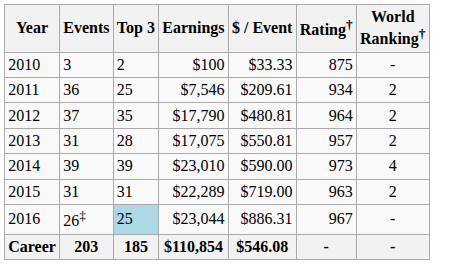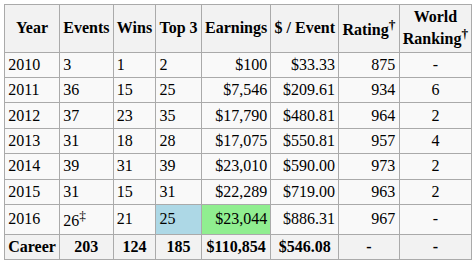+ column: (134, 28)
(393, 90) 2 -> (435, 90) 6
(393, 141) 2 -> (435, 141) 4
(393, 166) 4 -> (435, 166) 2
(199, 219) no background -> (241, 219) lightgreen background
